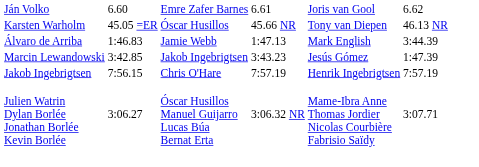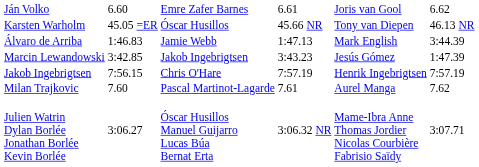+ row: (41, 88)
